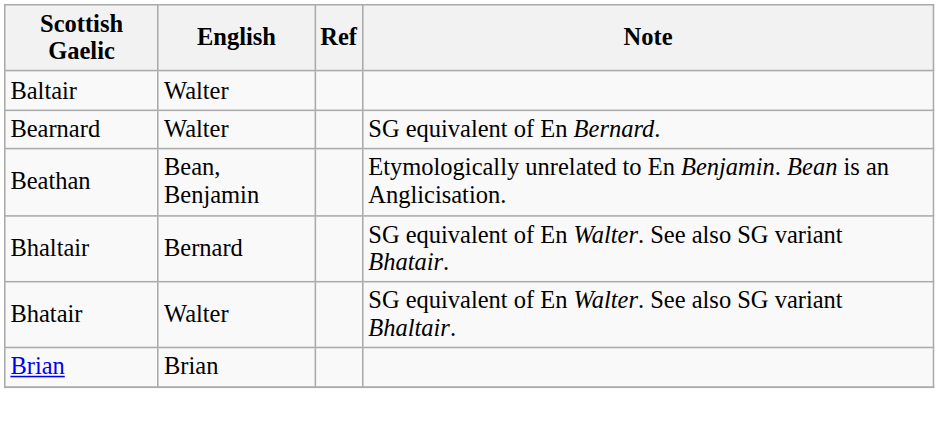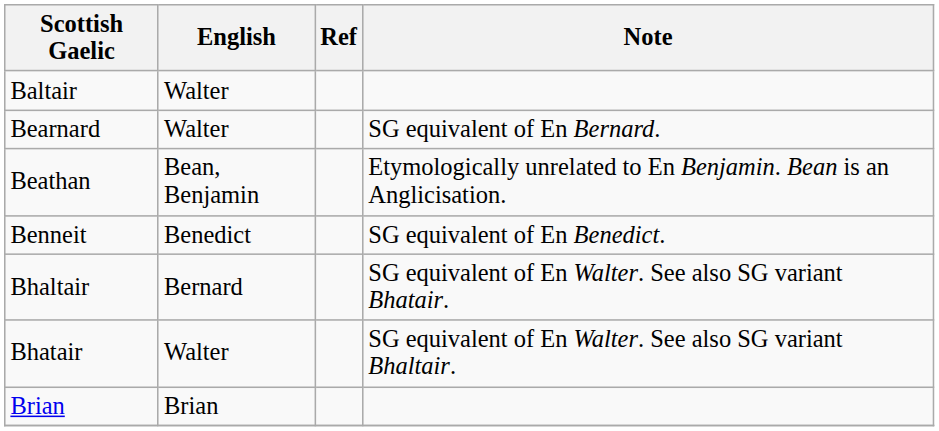+ row: (48, 234)
